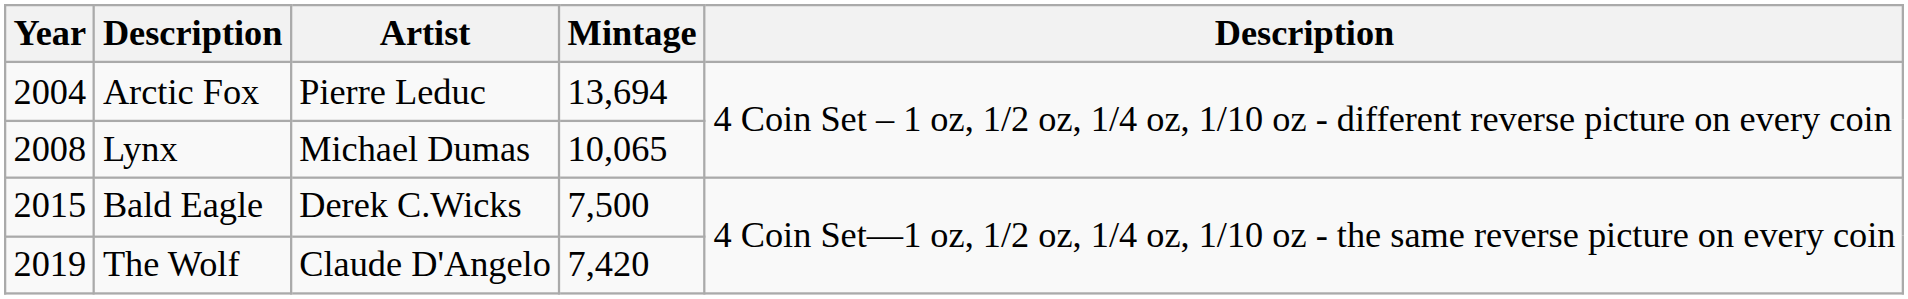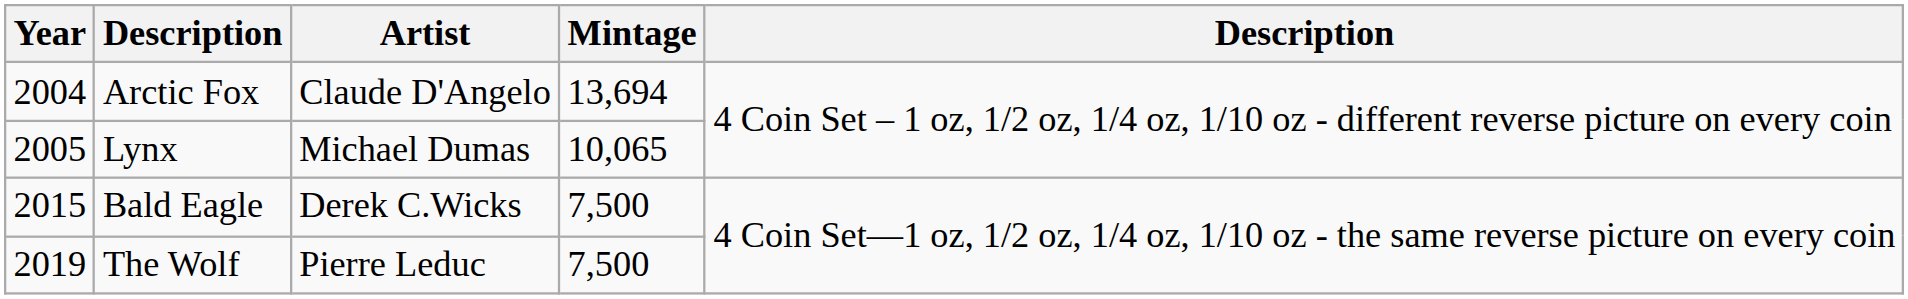(392, 90) Pierre Leduc -> (425, 90) Claude D'Angelo
(50, 148) 2008 -> (50, 148) 2005
(425, 263) Claude D'Angelo -> (392, 263) Pierre Leduc
(608, 263) 7,420 -> (608, 263) 7,500
